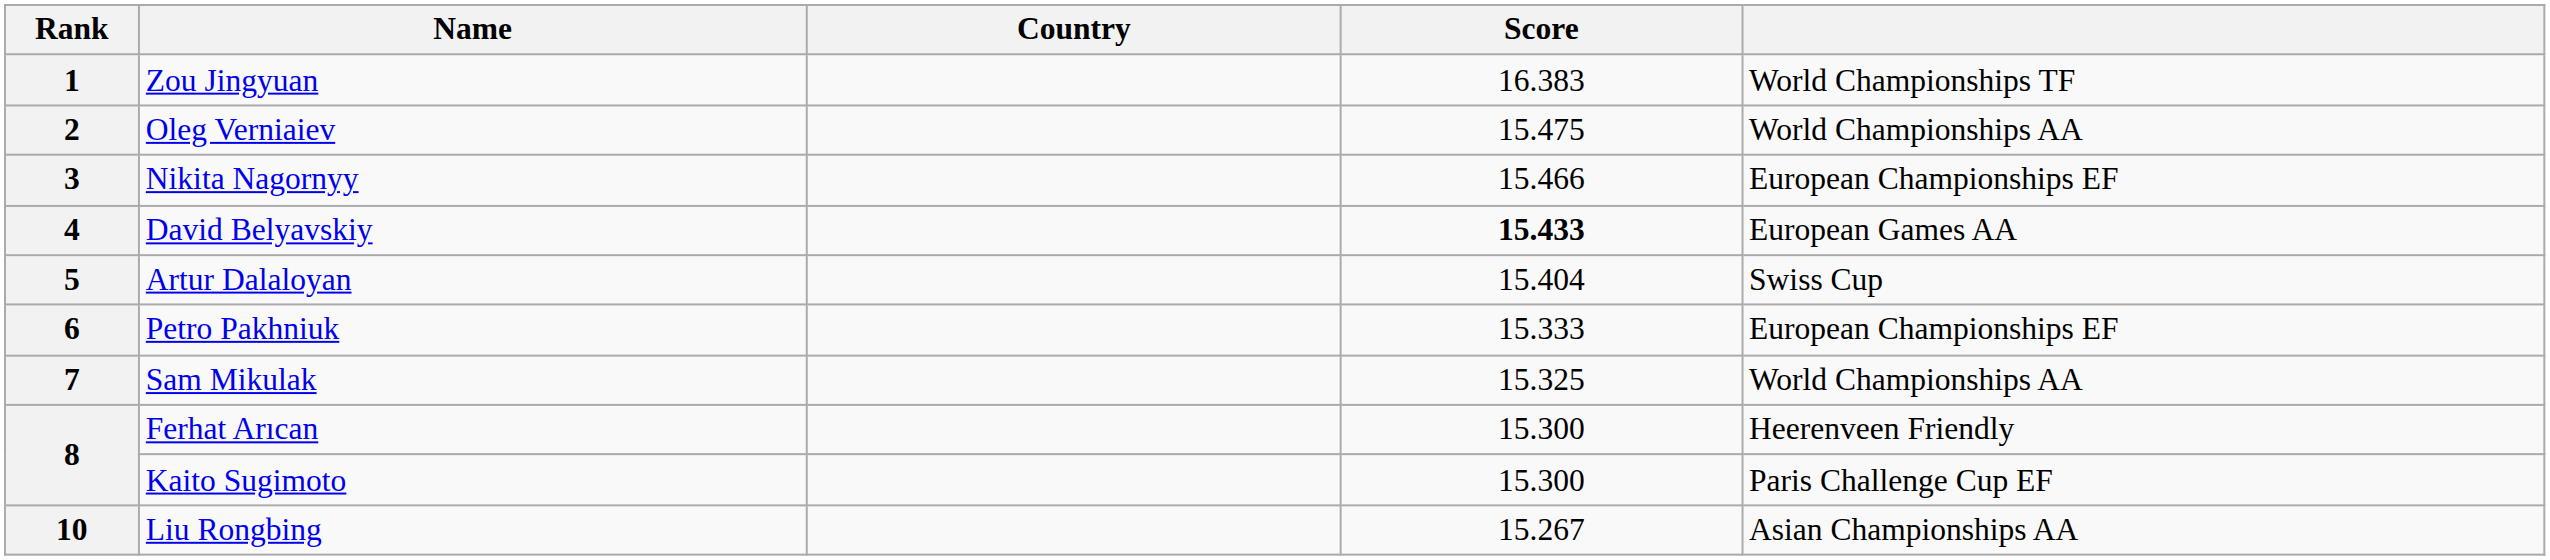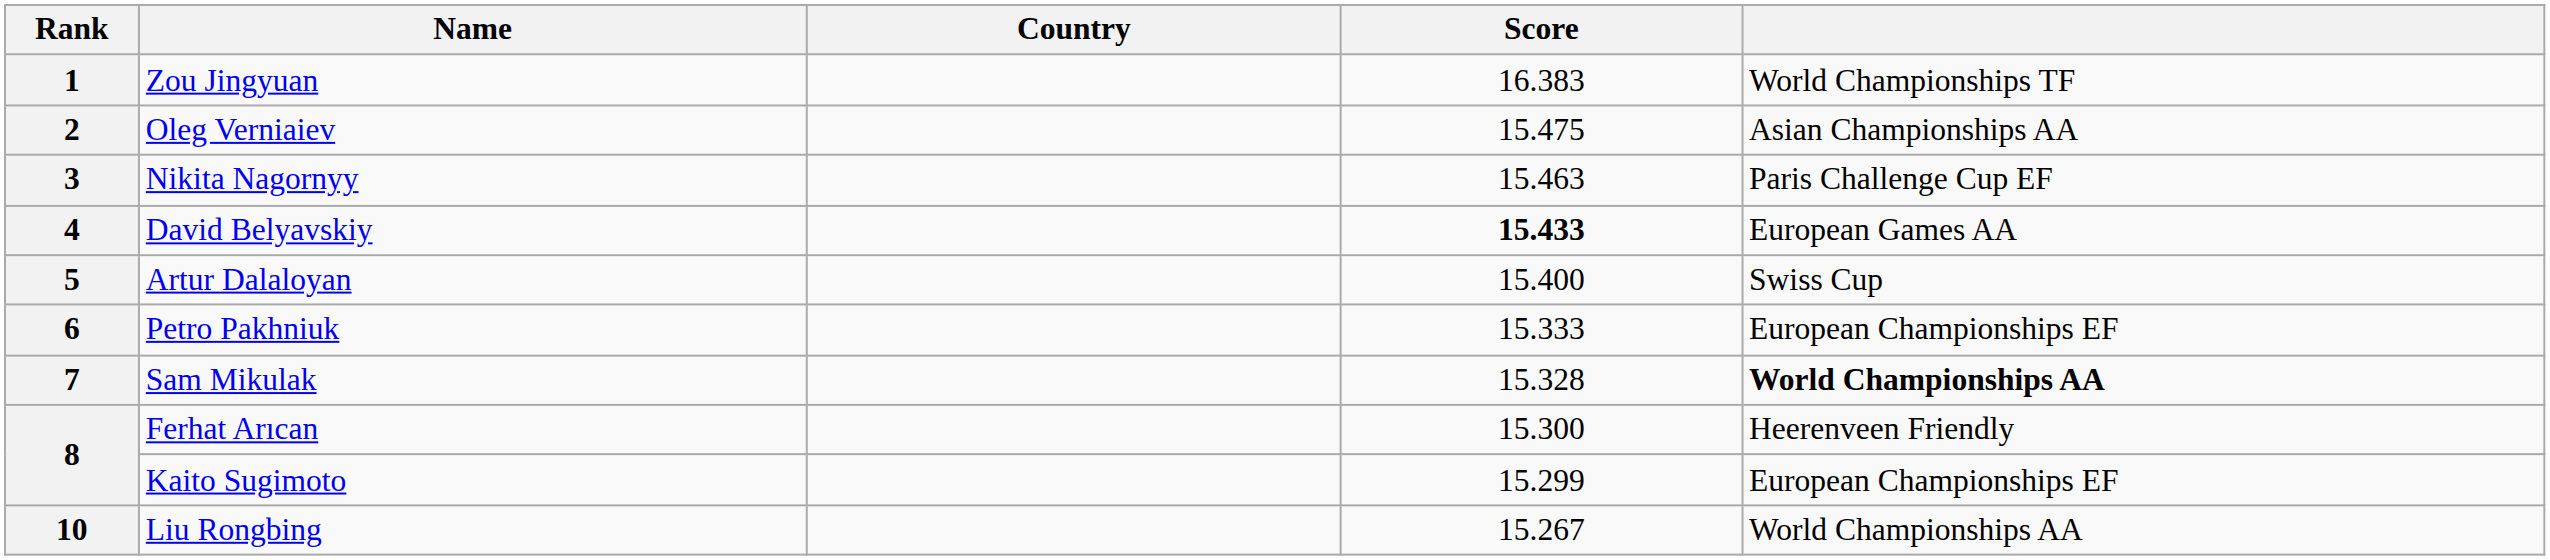(1916, 129) World Championships AA -> (1914, 129) Asian Championships AA
(1541, 179) 15.466 -> (1541, 179) 15.463
(1934, 179) European Championships EF -> (1901, 179) Paris Challenge Cup EF
(1541, 279) 15.404 -> (1541, 279) 15.400
(1541, 379) 15.325 -> (1541, 379) 15.328
(1916, 379) normal -> (1927, 379) bold
(1541, 479) 15.300 -> (1541, 479) 15.299
(1901, 479) Paris Challenge Cup EF -> (1934, 479) European Championships EF
(1914, 529) Asian Championships AA -> (1916, 529) World Championships AA
